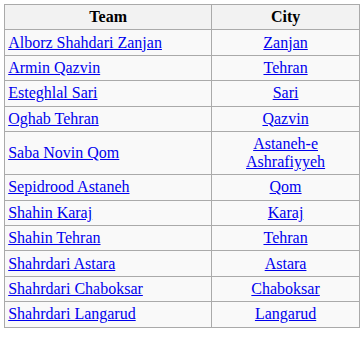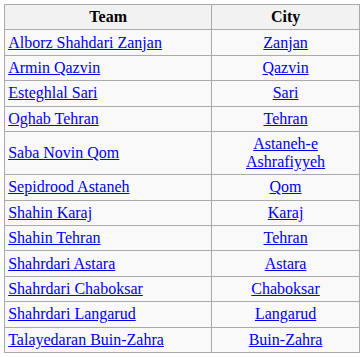(286, 67) Tehran -> (286, 67) Qazvin
(286, 118) Qazvin -> (286, 118) Tehran
+ row: (86, 339)
